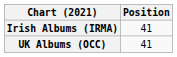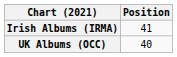(146, 44) 41 -> (146, 44) 40
